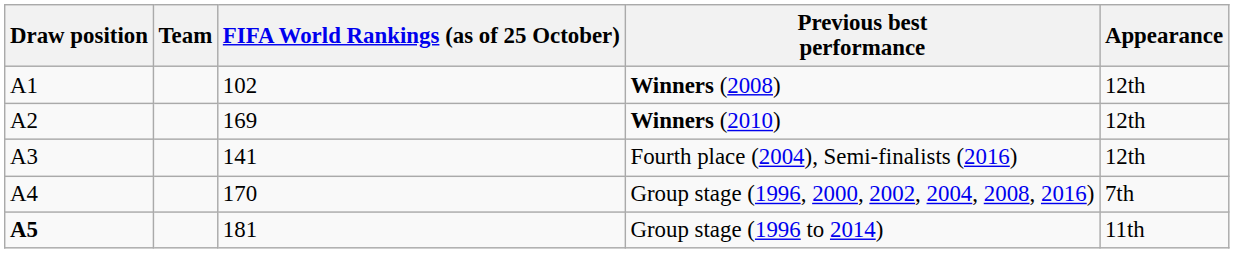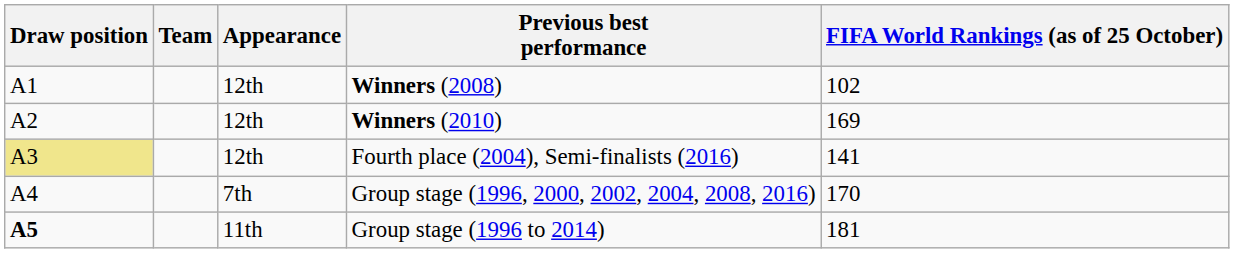columns swapped: (1164, 35) <-> (421, 35)
(24, 157) no background -> (24, 157) khaki background
